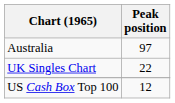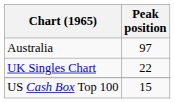(145, 87) 12 -> (145, 87) 15
